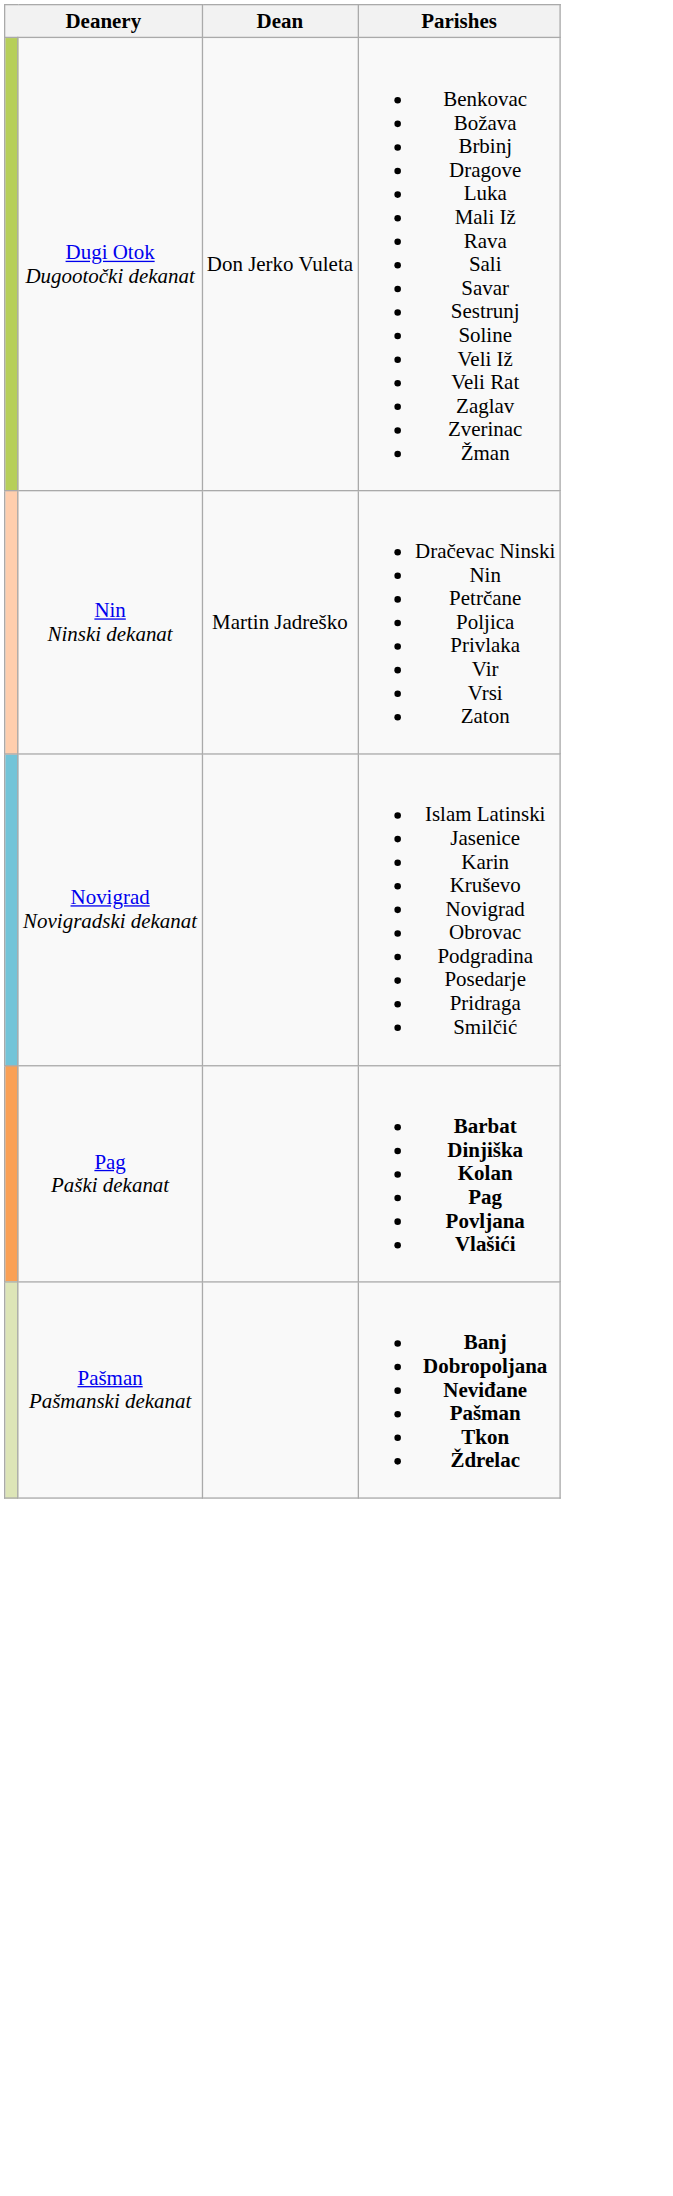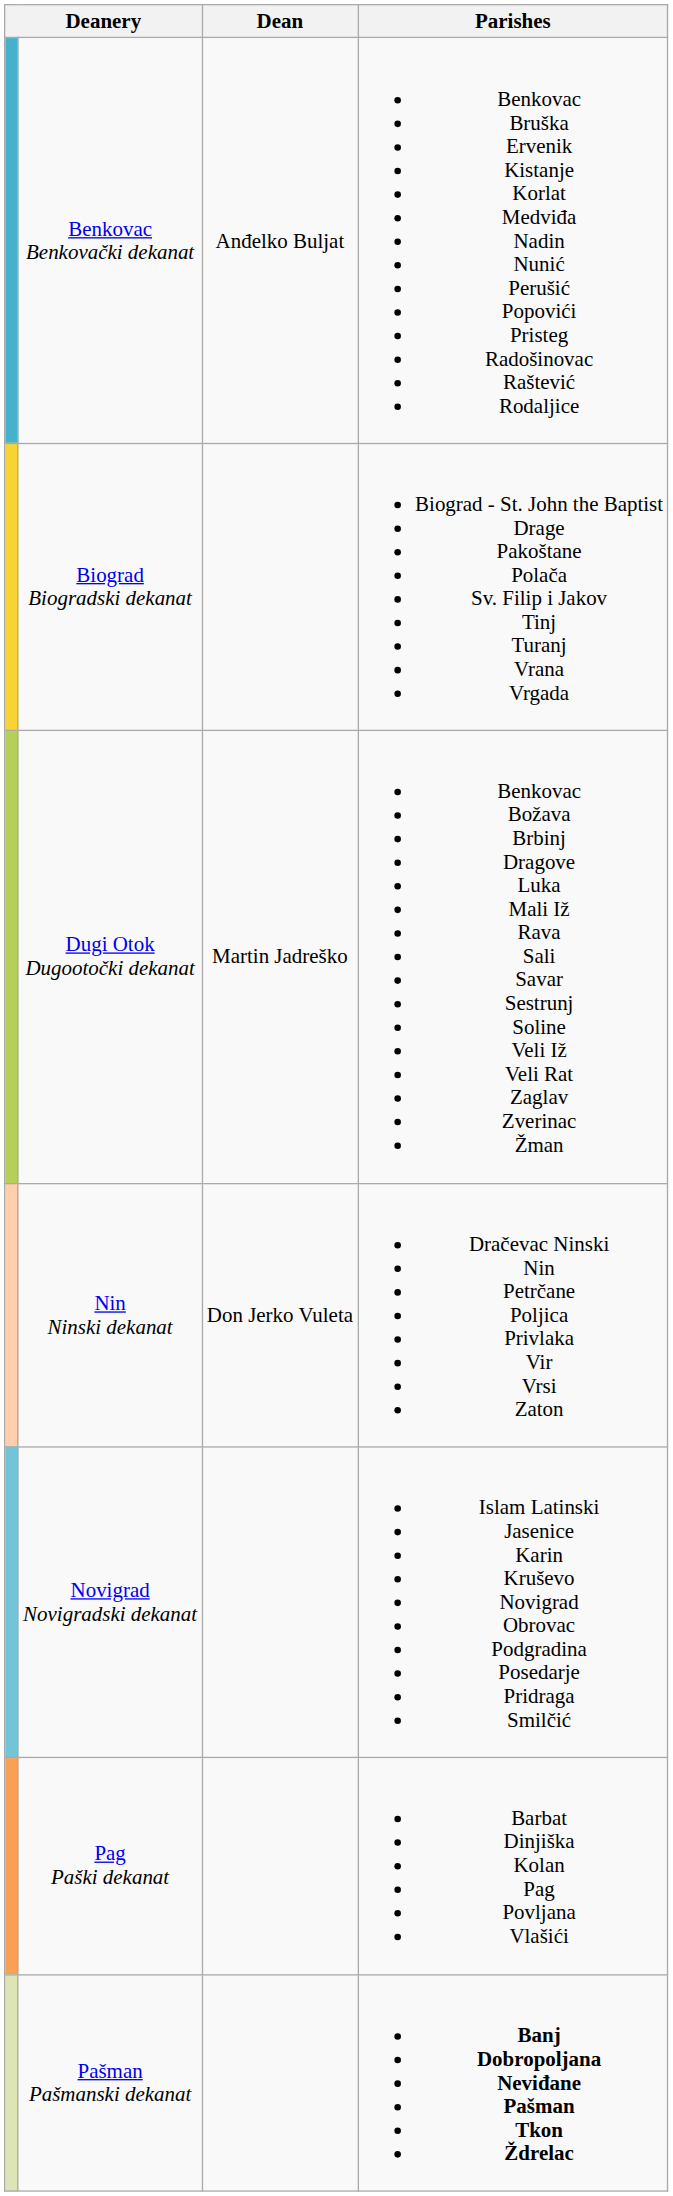+ row: (110, 240)
+ row: (110, 586)
(280, 263) Don Jerko Vuleta -> (280, 956) Martin Jadreško
(280, 622) Martin Jadreško -> (280, 1314) Don Jerko Vuleta
(459, 1185) bold -> (513, 1878) normal
